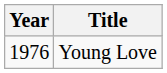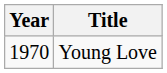(29, 52) 1976 -> (29, 52) 1970
